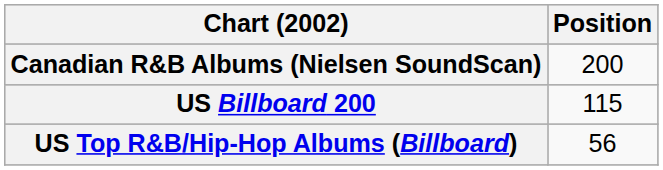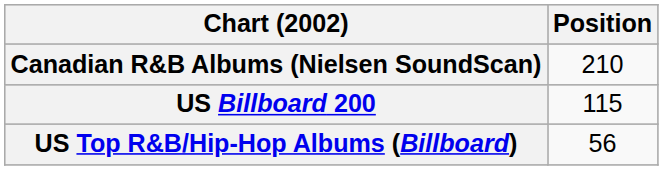(603, 64) 200 -> (603, 64) 210
